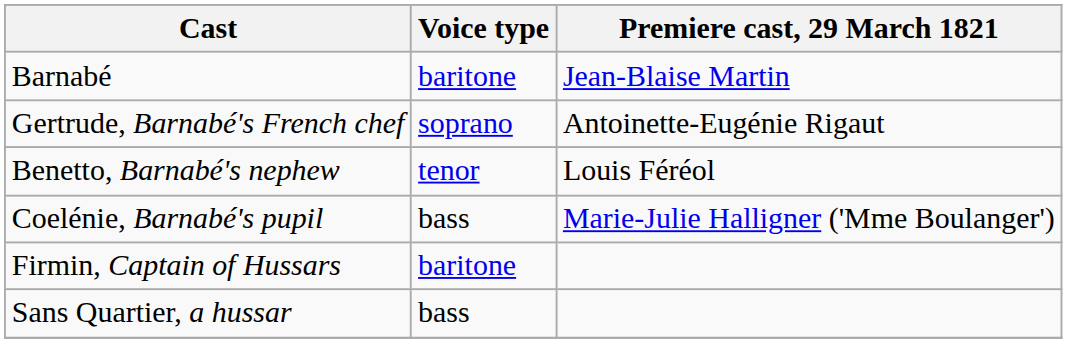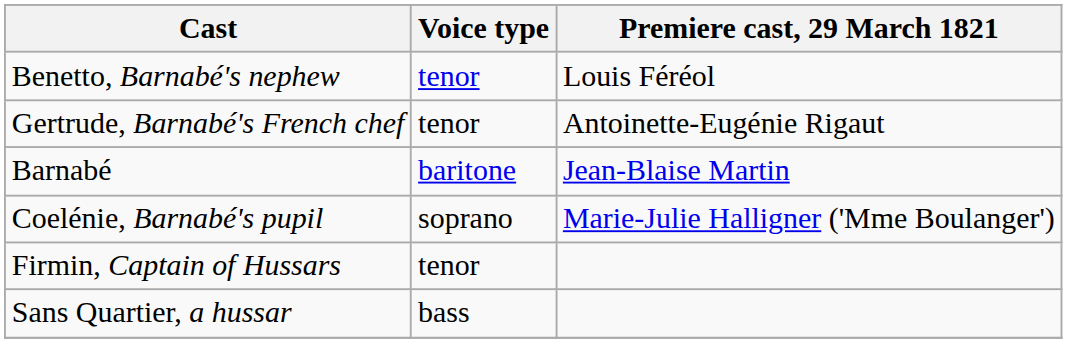rows swapped: (62, 75) <-> (176, 170)
(465, 123) soprano -> (449, 123) tenor
(444, 218) bass -> (465, 218) soprano
(467, 265) baritone -> (449, 265) tenor
